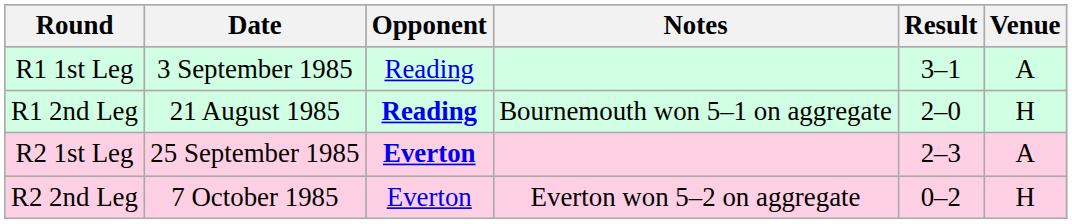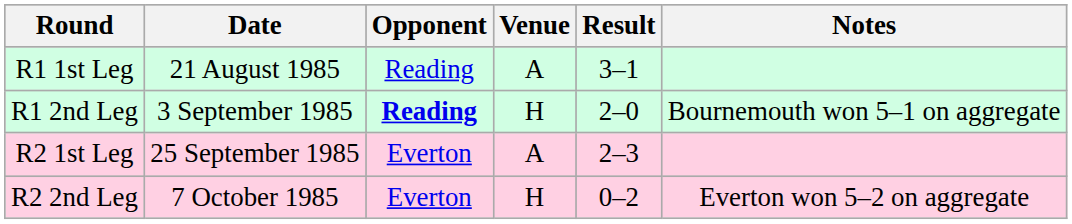columns swapped: (1025, 25) <-> (696, 25)
(255, 68) 3 September 1985 -> (255, 68) 21 August 1985
(255, 111) 21 August 1985 -> (255, 111) 3 September 1985
(429, 153) bold -> (429, 153) normal
